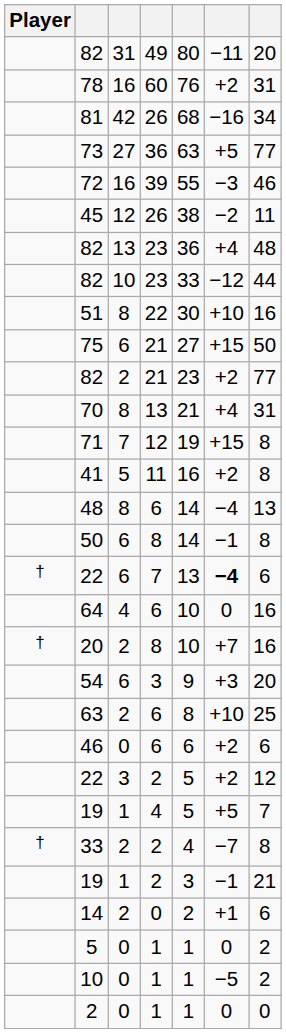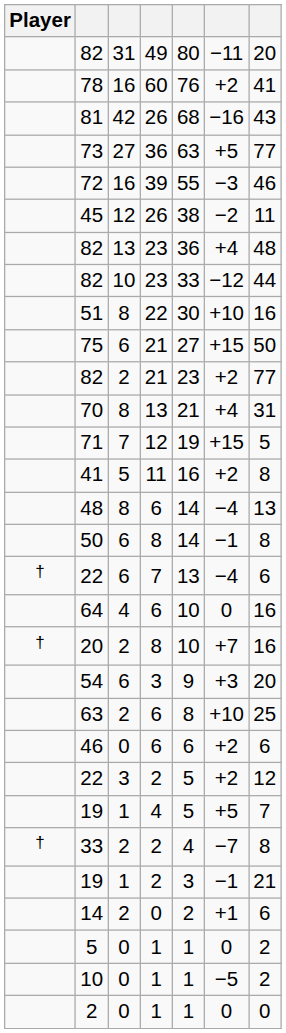(265, 85) 31 -> (265, 85) 41
(265, 118) 34 -> (265, 118) 43
(265, 442) 8 -> (265, 442) 5
(227, 575) bold -> (227, 575) normal
